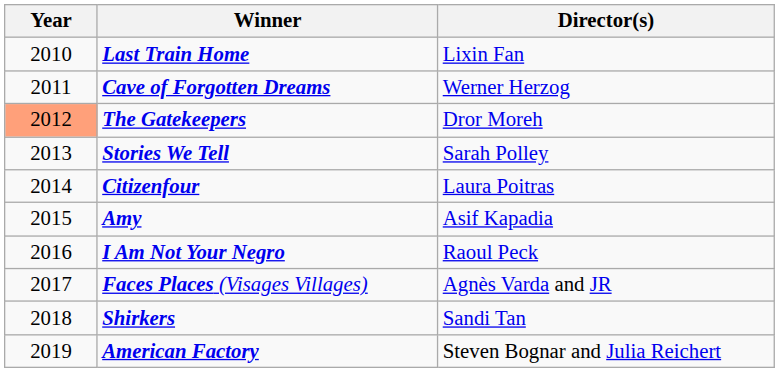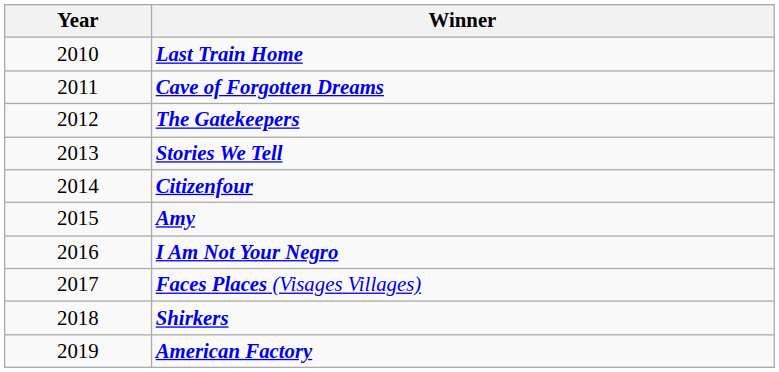- column: (606, 20)
(51, 119) lightsalmon background -> (78, 119) no background
